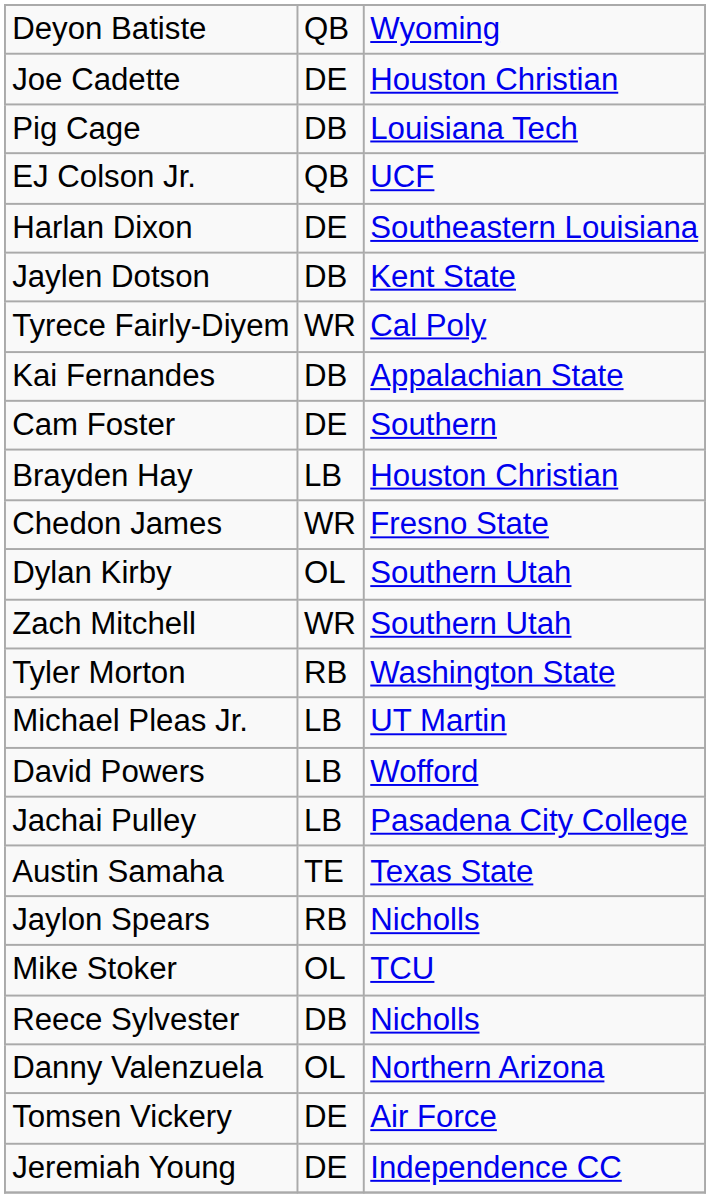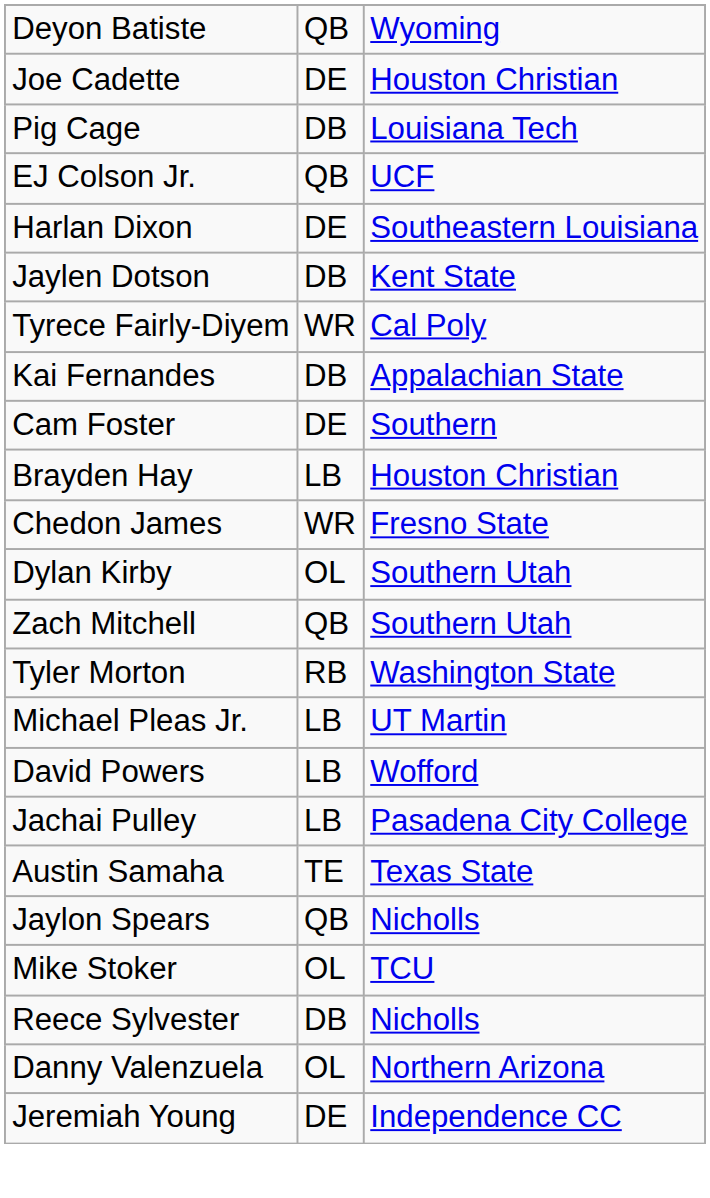(330, 623) WR -> (326, 623) QB
(326, 919) RB -> (326, 919) QB
- row: (122, 1117)
